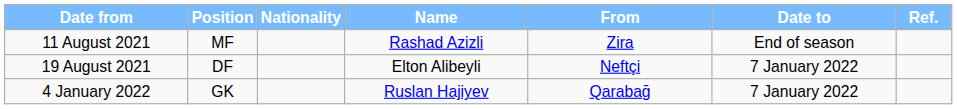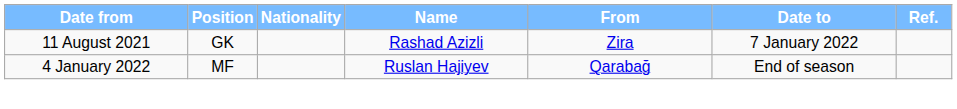(223, 42) MF -> (223, 42) GK
(804, 42) End of season -> (804, 42) 7 January 2022
- row: (96, 67)
(223, 92) GK -> (223, 67) MF
(804, 92) 7 January 2022 -> (804, 67) End of season
